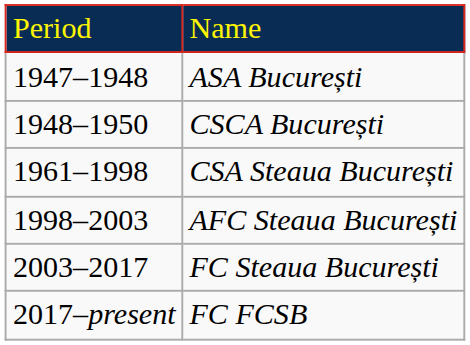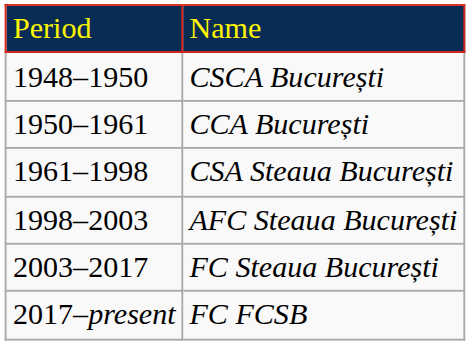- row: (276, 76)
+ row: (279, 123)
